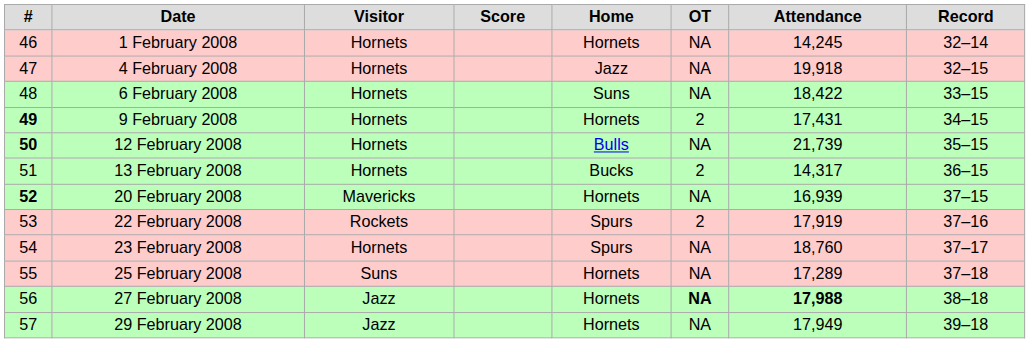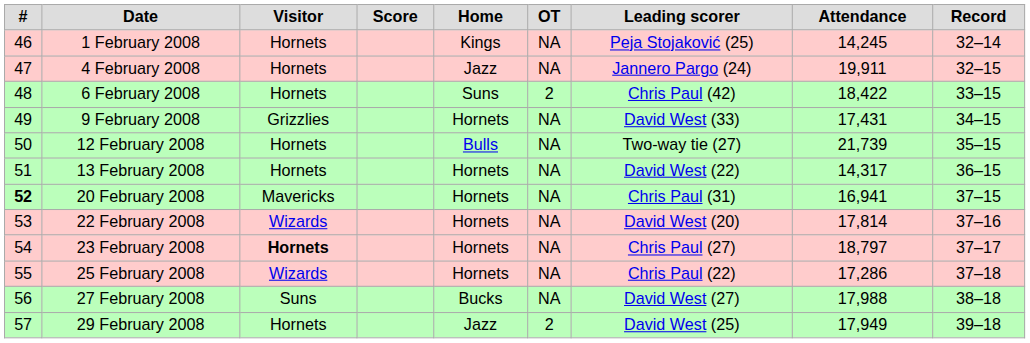+ column: (682, 17)
(611, 42) Hornets -> (480, 42) Kings
(818, 68) 19,918 -> (862, 68) 19,911
(700, 94) NA -> (549, 94) 2
(28, 119) bold -> (23, 119) normal
(379, 119) Hornets -> (298, 119) Grizzlies
(700, 119) 2 -> (549, 119) NA
(28, 145) bold -> (23, 145) normal
(611, 171) Bucks -> (480, 171) Hornets
(700, 171) 2 -> (549, 171) NA
(818, 196) 16,939 -> (862, 196) 16,941
(379, 222) Rockets -> (298, 222) Wizards
(611, 222) Spurs -> (480, 222) Hornets
(700, 222) 2 -> (549, 222) NA
(818, 222) 17,919 -> (862, 222) 17,814
(379, 247) normal -> (298, 247) bold
(611, 247) Spurs -> (480, 247) Hornets
(818, 247) 18,760 -> (862, 247) 18,797
(379, 273) Suns -> (298, 273) Wizards
(818, 273) 17,289 -> (862, 273) 17,286
(379, 299) Jazz -> (298, 299) Suns
(611, 299) Hornets -> (480, 299) Bucks
(700, 299) bold -> (549, 299) normal
(818, 299) bold -> (862, 299) normal
(379, 324) Jazz -> (298, 324) Hornets
(611, 324) Hornets -> (480, 324) Jazz
(700, 324) NA -> (549, 324) 2
